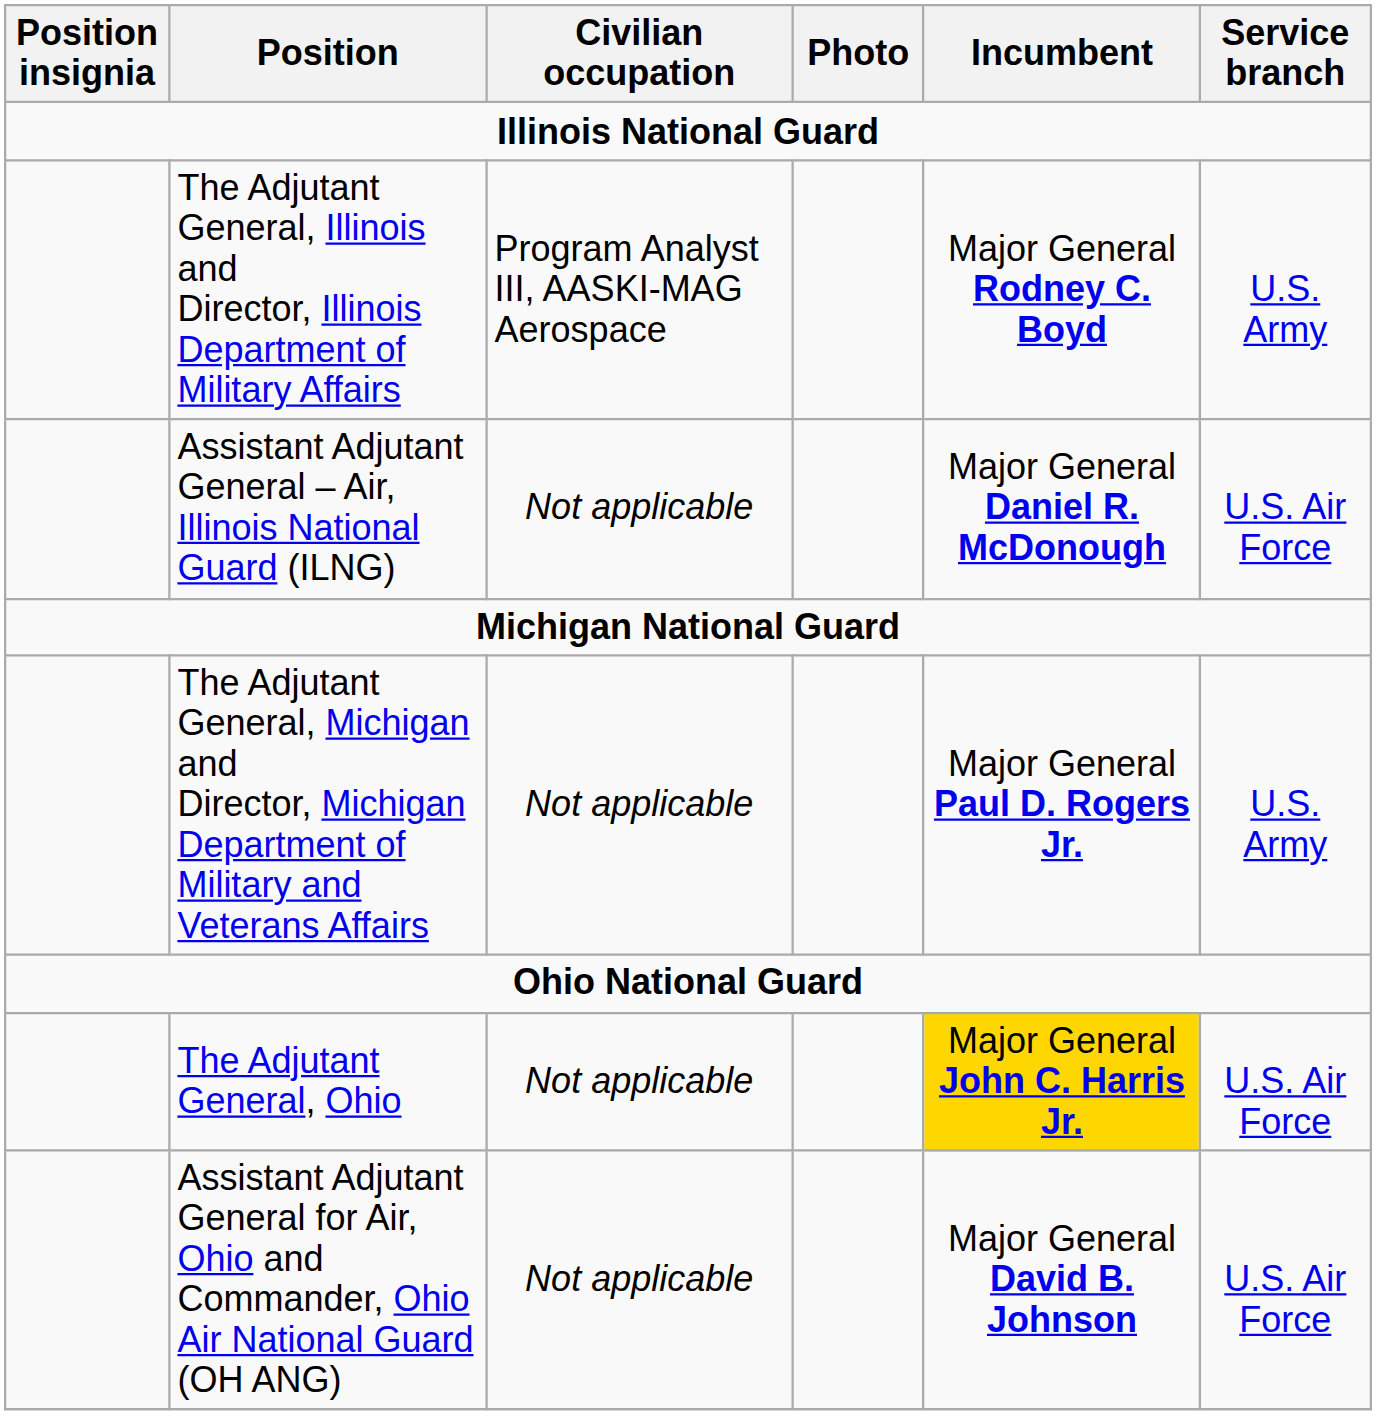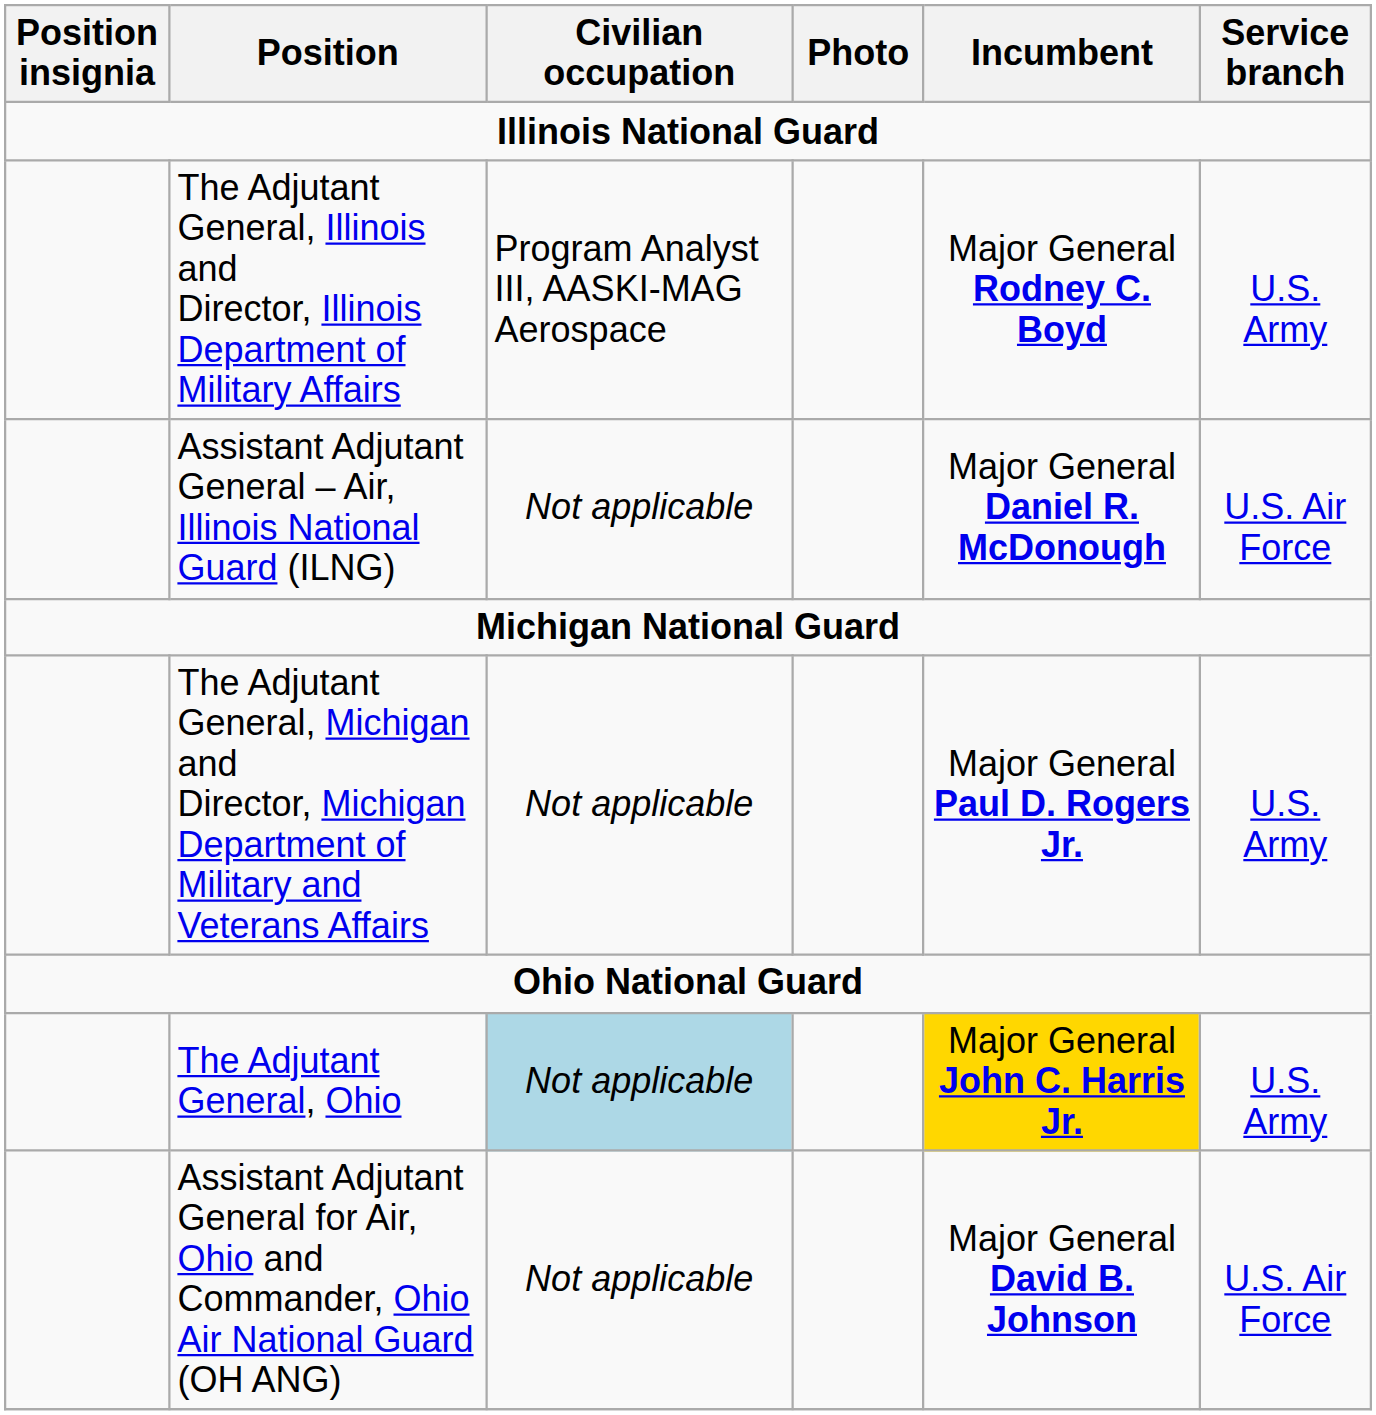(639, 1080) no background -> (639, 1080) lightblue background
(1285, 1100) U.S. Air Force -> (1285, 1100) U.S. Army
